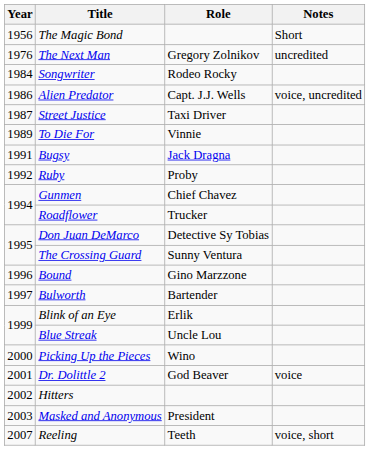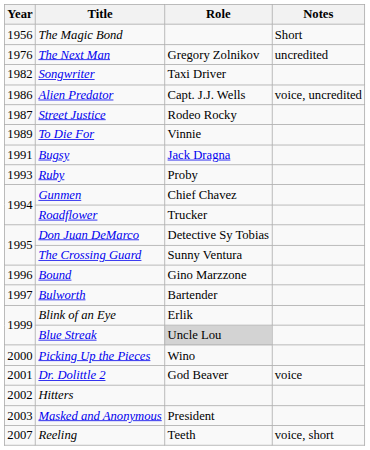(20, 74) 1984 -> (20, 74) 1982
(202, 74) Rodeo Rocky -> (197, 74) Taxi Driver
(197, 114) Taxi Driver -> (202, 114) Rodeo Rocky
(20, 174) 1992 -> (20, 174) 1993
(194, 335) no background -> (194, 335) lightgrey background
